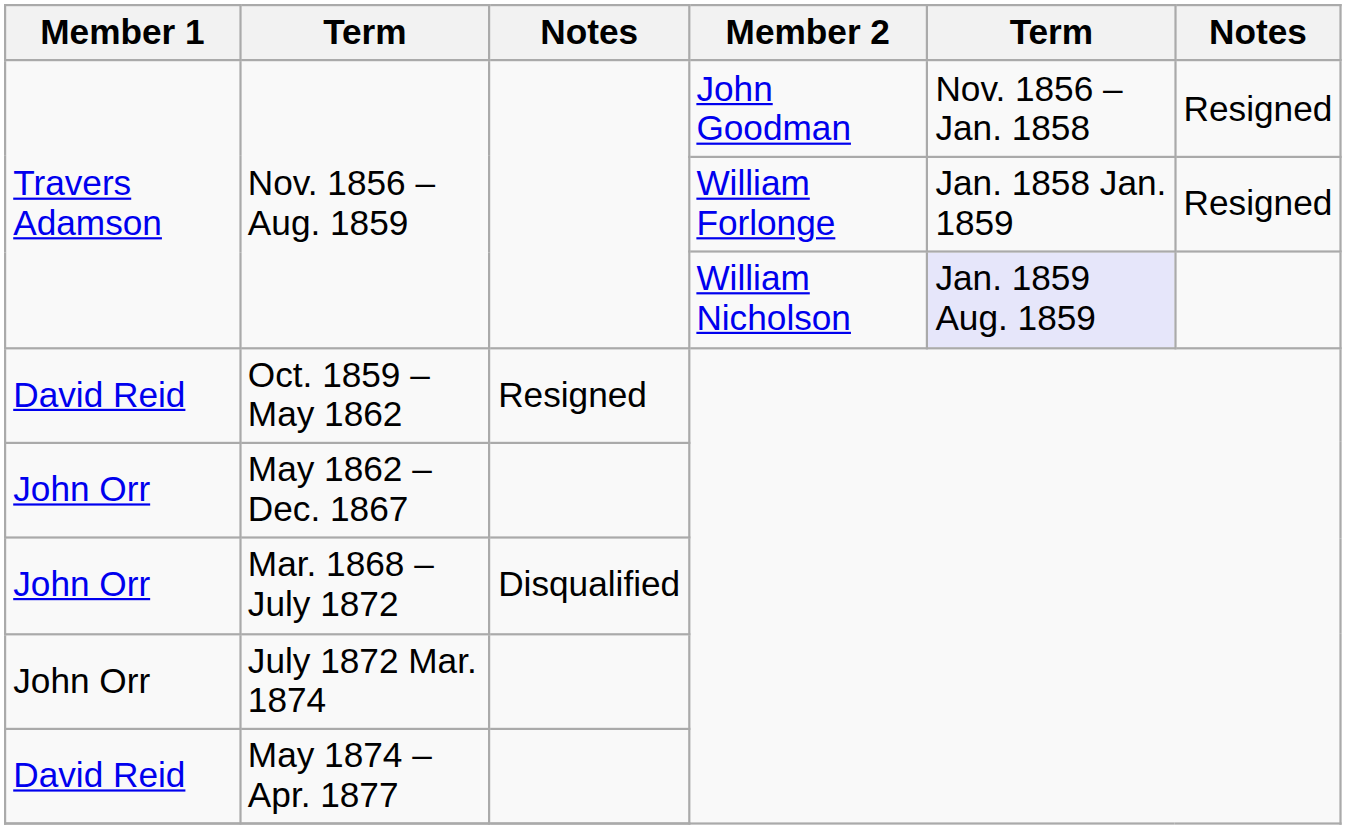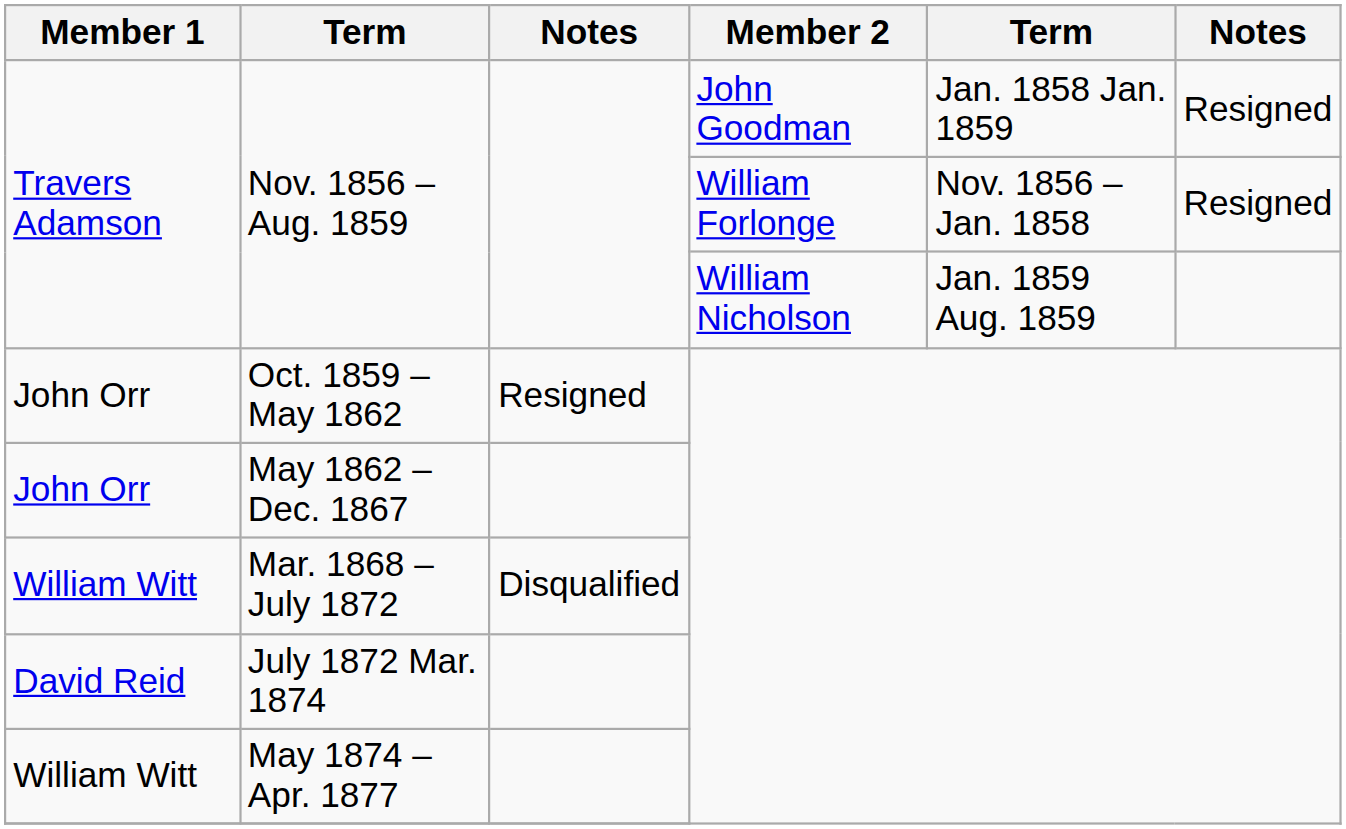(1029, 108) Nov. 1856 – Jan. 1858 -> (1051, 108) Jan. 1858 Jan. 1859
(1051, 203) Jan. 1858 Jan. 1859 -> (1029, 203) Nov. 1856 – Jan. 1858
(1016, 298) lavender background -> (1016, 298) no background
(99, 394) David Reid -> (82, 394) John Orr
(82, 585) John Orr -> (105, 585) William Witt
(82, 680) John Orr -> (99, 680) David Reid
(99, 776) David Reid -> (105, 776) William Witt
